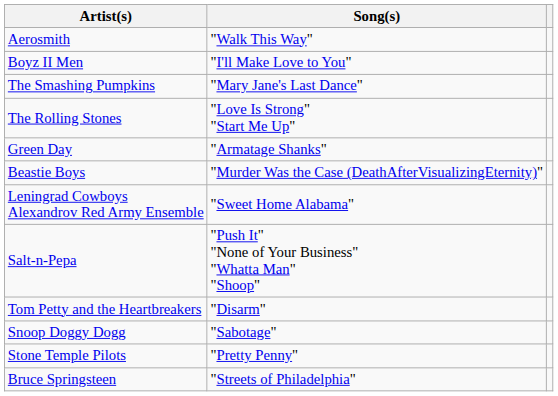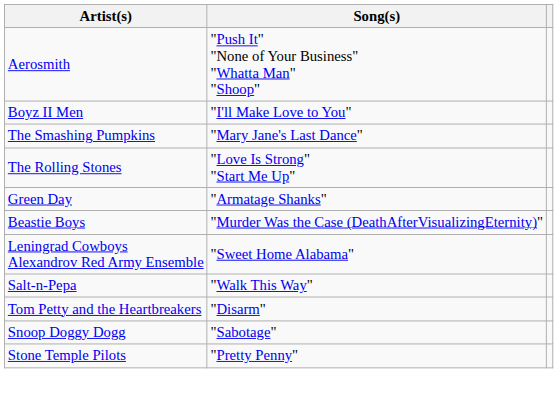(262, 39) "Walk This Way" -> (284, 64) "Push It" "None of Your Business" "Whatta Man" "Shoop"
(284, 260) "Push It" "None of Your Business" "Whatta Man" "Shoop" -> (262, 285) "Walk This Way"
- row: (62, 379)
